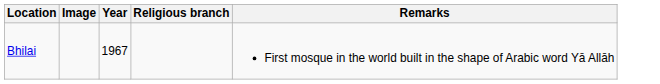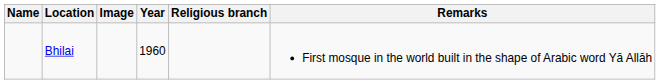+ column: (23, 13)
(115, 51) 1967 -> (152, 51) 1960
